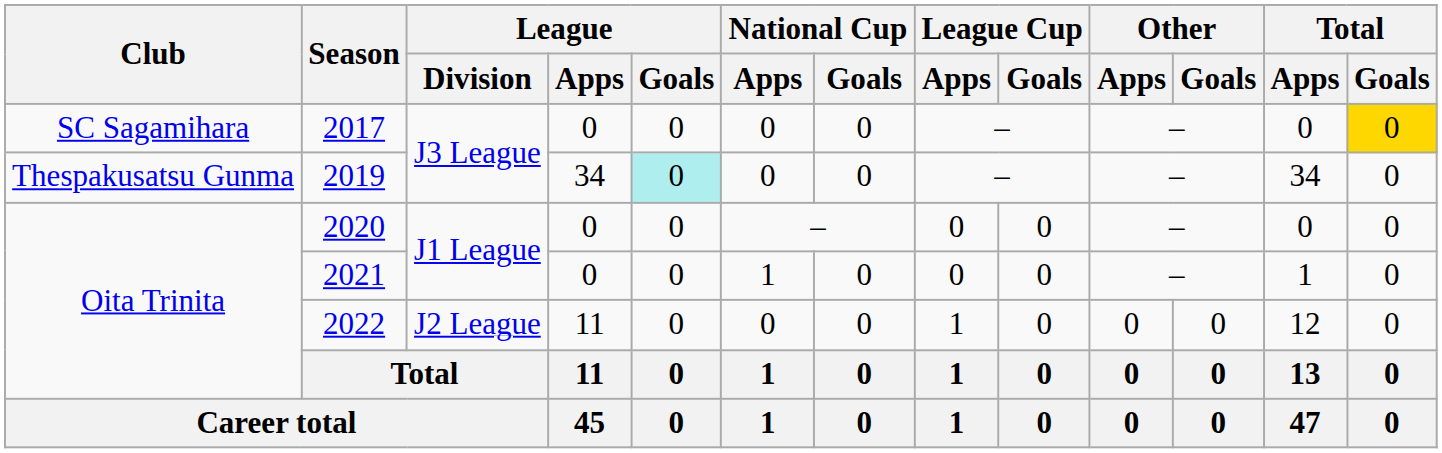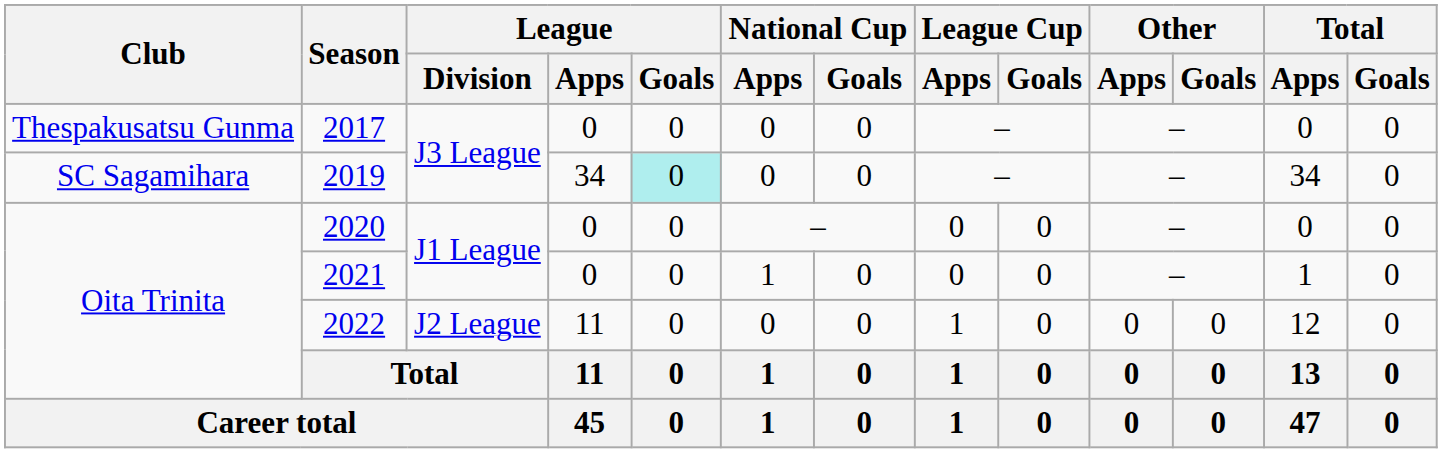(153, 127) SC Sagamihara -> (153, 127) Thespakusatsu Gunma
(1392, 127) gold background -> (1392, 127) no background
(153, 176) Thespakusatsu Gunma -> (153, 176) SC Sagamihara
